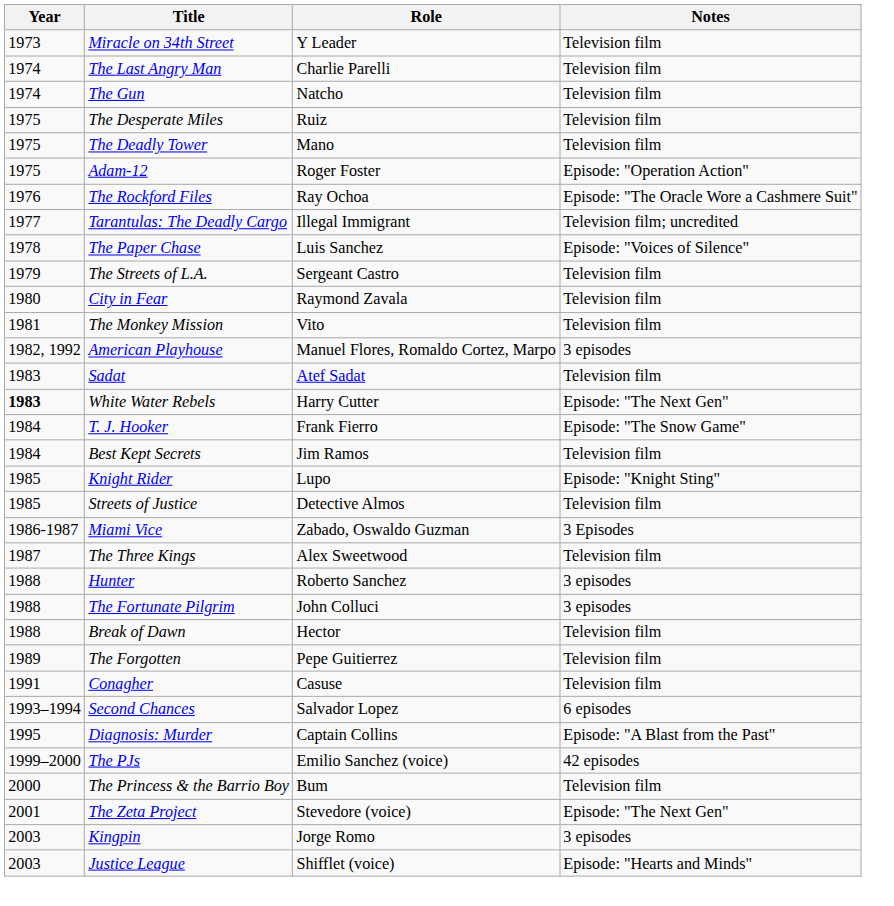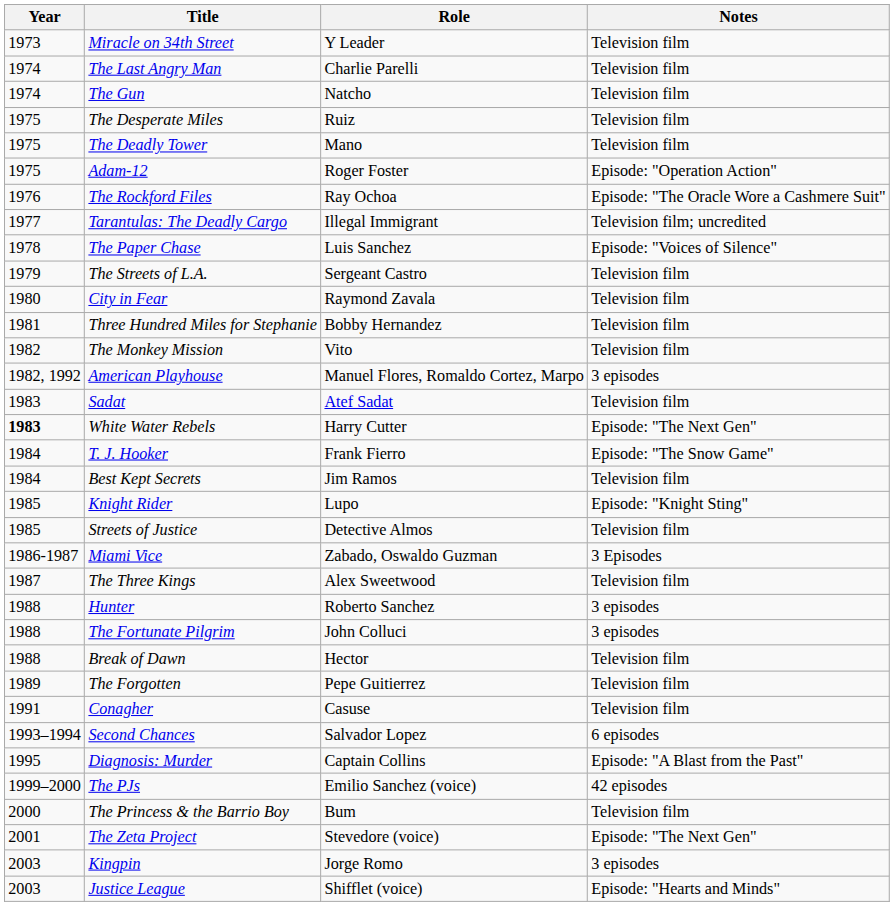+ row: (203, 324)
(24, 324) 1981 -> (24, 350) 1982
